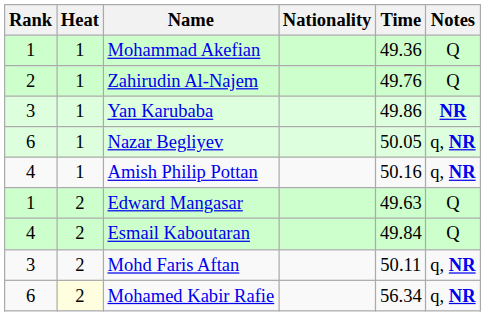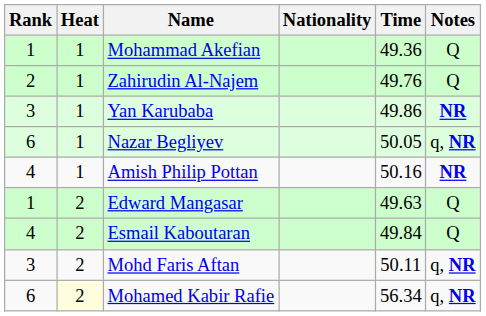(453, 172) q, NR -> (453, 172) NR
